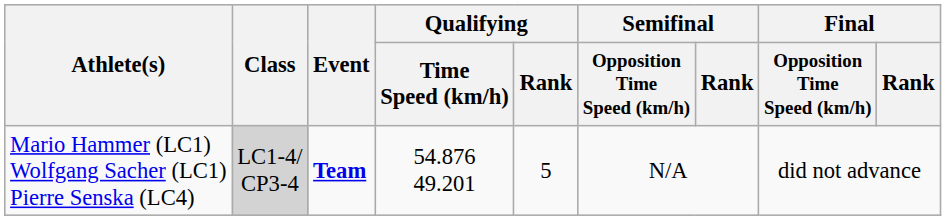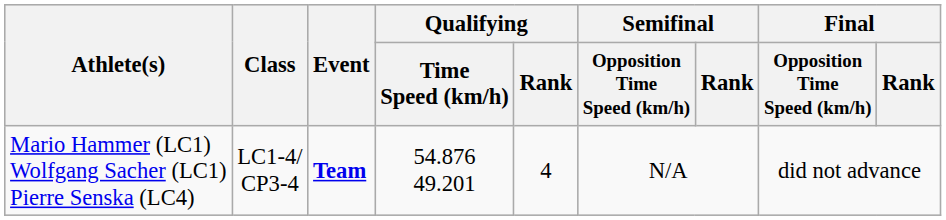(270, 170) lightgrey background -> (270, 170) no background
(546, 170) 5 -> (546, 170) 4
